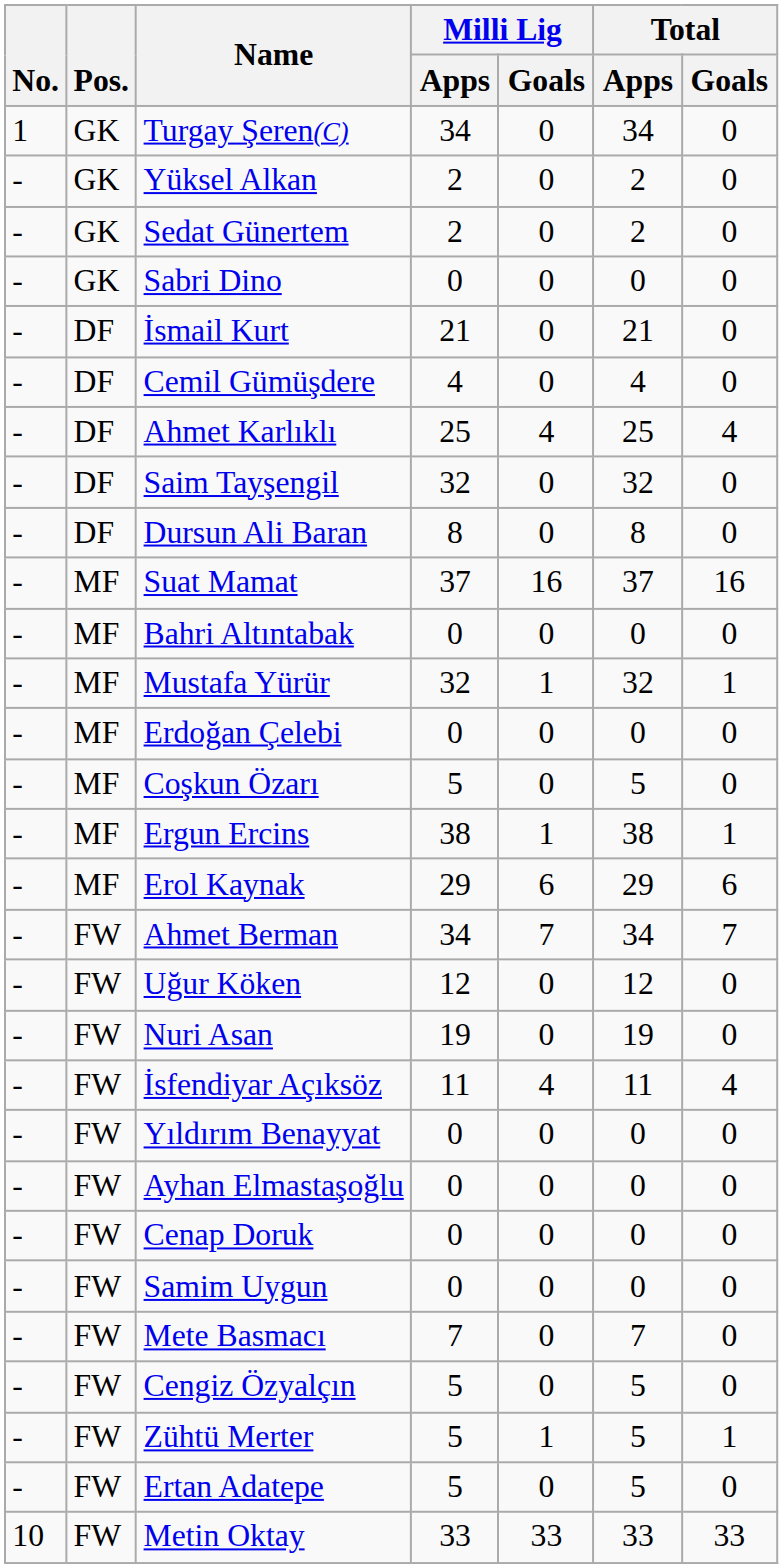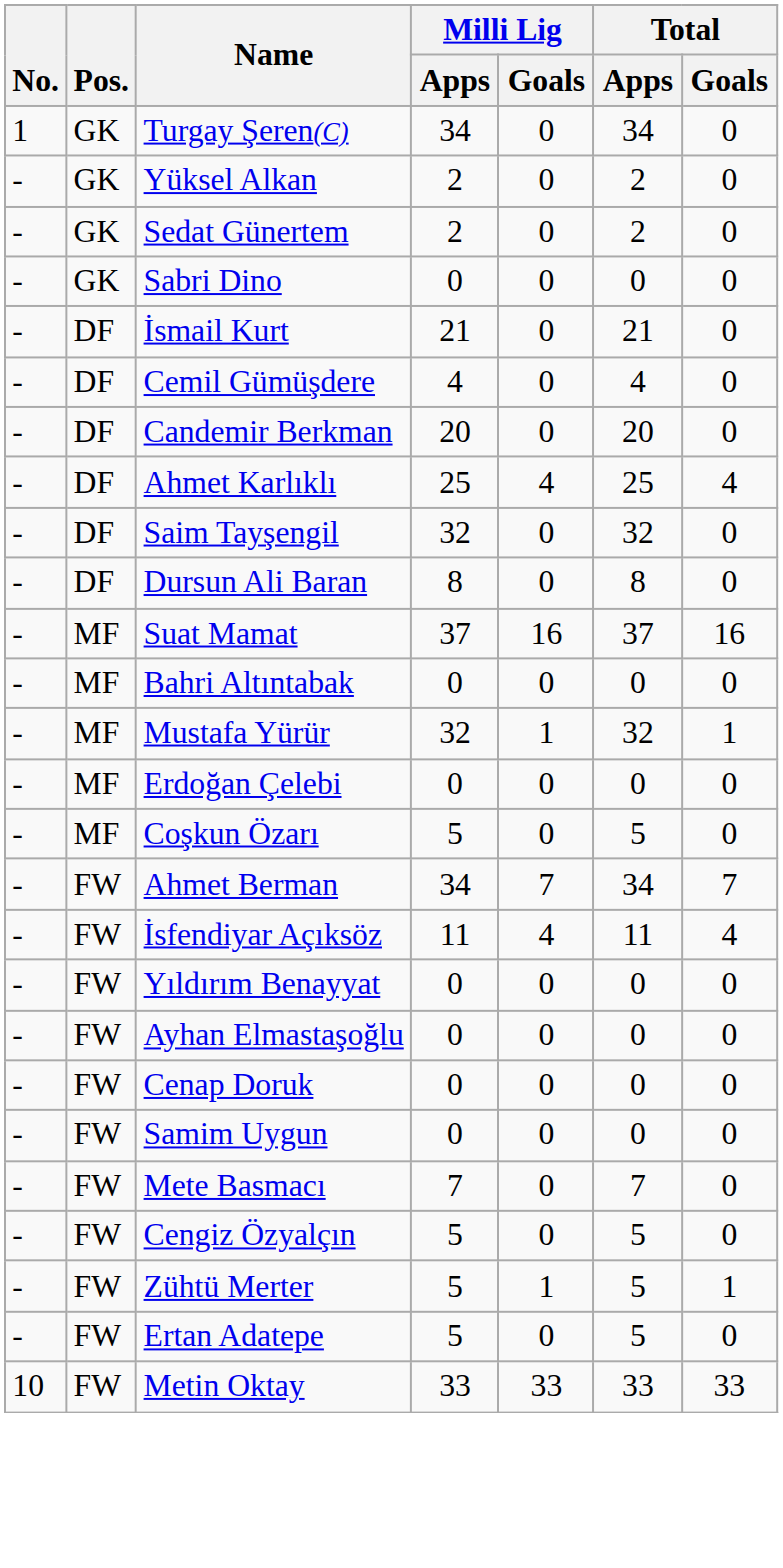+ row: (268, 431)
- row: (226, 833)
- row: (224, 883)
- row: (222, 984)
- row: (208, 1034)
